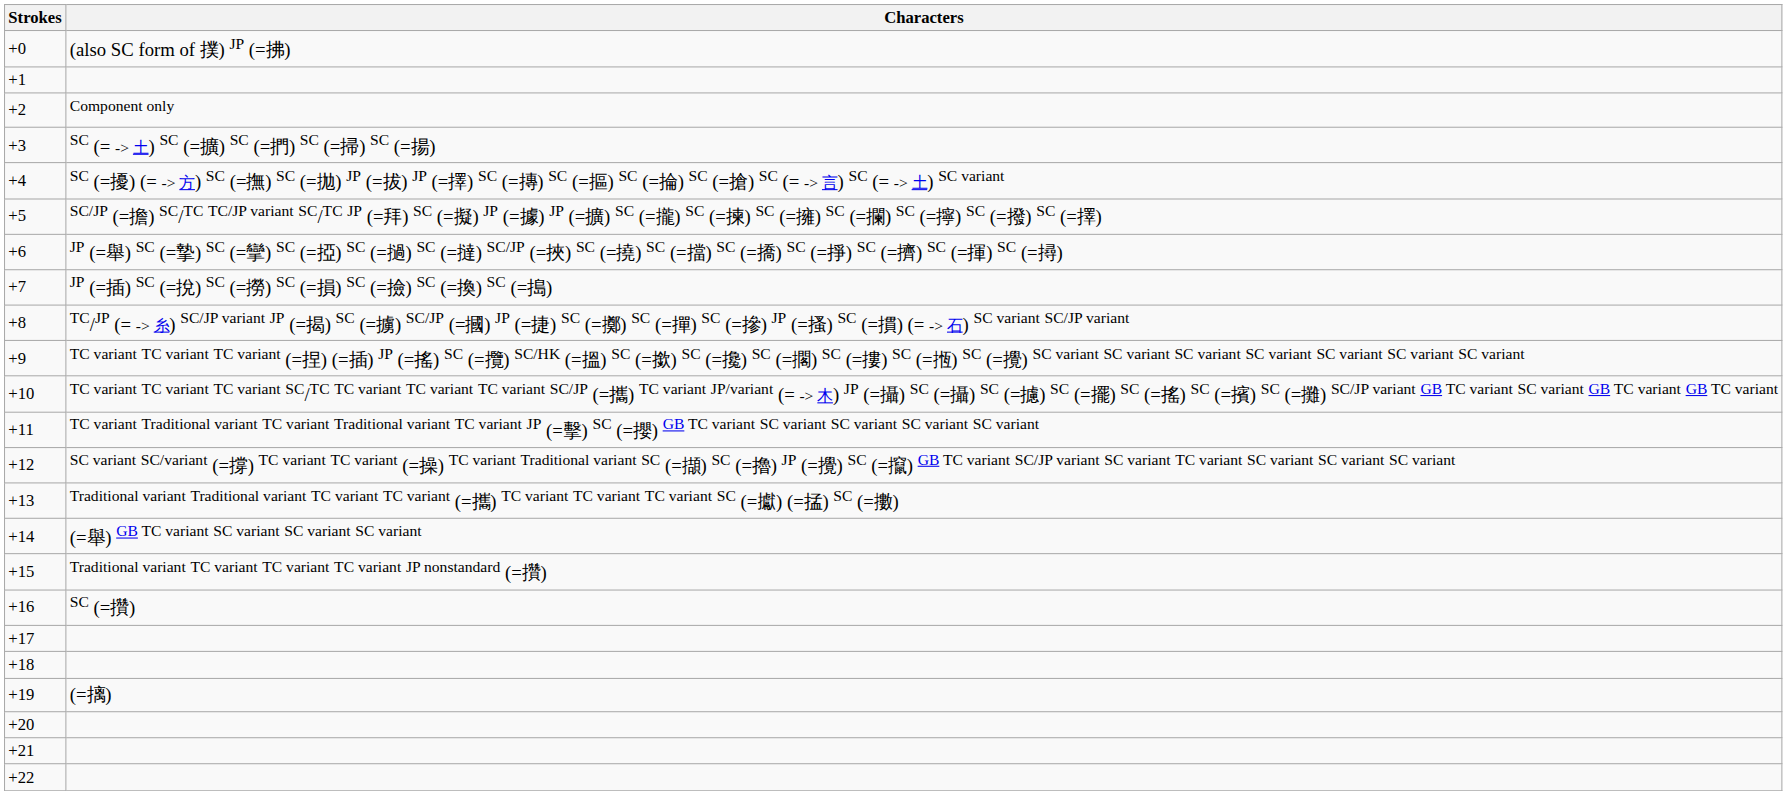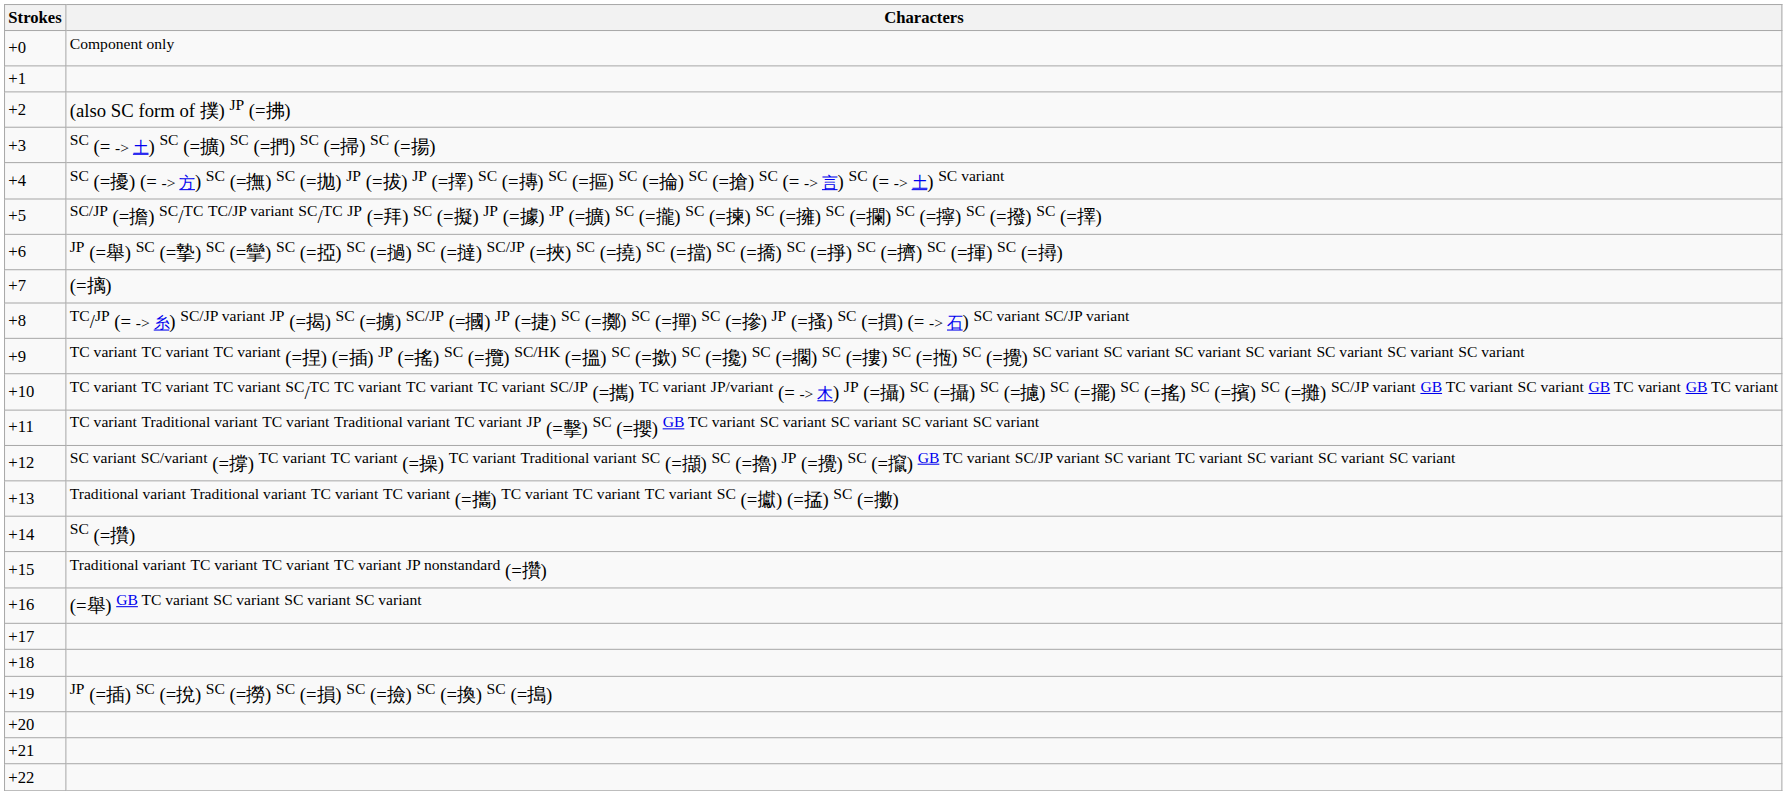(180, 48) (also SC form of 撲) JP (=拂) -> (122, 43) Component only
(122, 105) Component only -> (180, 109) (also SC form of 撲) JP (=拂)
(311, 286) JP (=插) SC (=挩) SC (=撈) SC (=損) SC (=撿) SC (=換) SC (=搗) -> (91, 286) (=摛)
(246, 535) (=舉) GB TC variant SC variant SC variant SC variant -> (103, 533) SC (=攢)
(103, 606) SC (=攢) -> (246, 604) (=舉) GB TC variant SC variant SC variant SC variant
(91, 695) (=摛) -> (311, 693) JP (=插) SC (=挩) SC (=撈) SC (=損) SC (=撿) SC (=換) SC (=搗)
